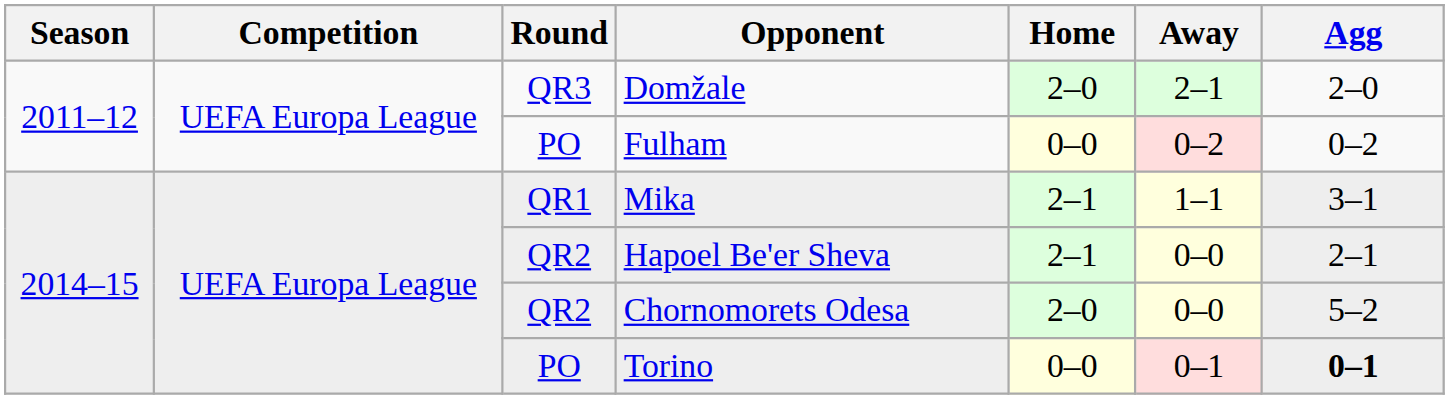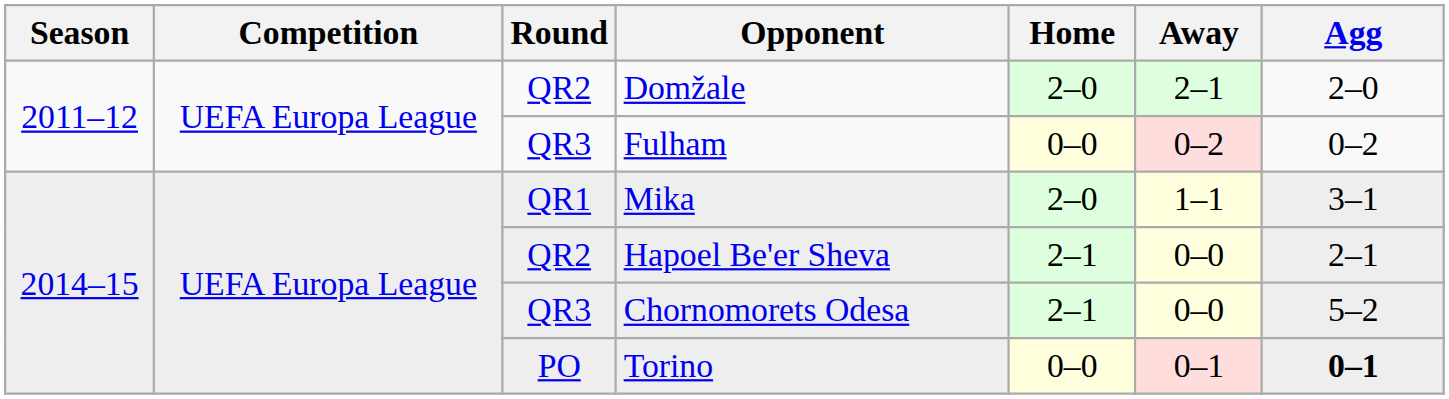(559, 88) QR3 -> (559, 88) QR2
(559, 143) PO -> (559, 143) QR3
(1072, 199) 2–1 -> (1072, 199) 2–0
(559, 310) QR2 -> (559, 310) QR3
(1072, 310) 2–0 -> (1072, 310) 2–1
